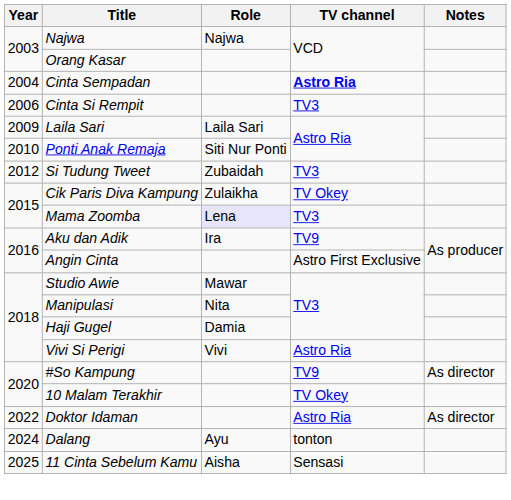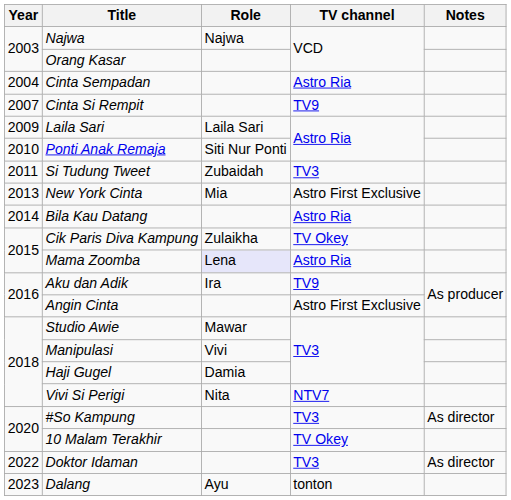(325, 82) bold -> (322, 82) normal
(23, 104) 2006 -> (23, 104) 2007
(306, 104) TV3 -> (306, 104) TV9
(23, 171) 2012 -> (23, 171) 2011
+ row: (94, 194)
+ row: (96, 216)
(306, 216) TV3 -> (322, 261) Astro Ria
(217, 305) Nita -> (216, 350) Vivi
(216, 350) Vivi -> (217, 395) Nita
(322, 350) Astro Ria -> (311, 395) NTV7
(306, 372) TV9 -> (306, 417) TV3
(322, 417) Astro Ria -> (306, 462) TV3
(23, 439) 2024 -> (23, 484) 2023
- row: (121, 462)
